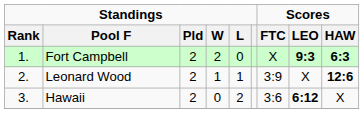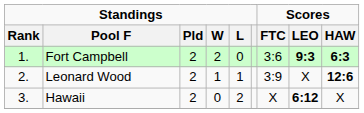(273, 56) X -> (273, 56) 3:6
(273, 98) 3:6 -> (273, 98) X
